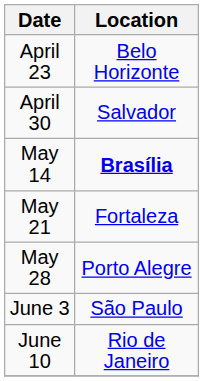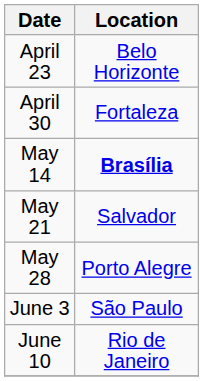(137, 113) Salvador -> (137, 113) Fortaleza
(137, 216) Fortaleza -> (137, 216) Salvador
